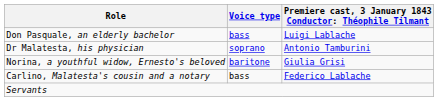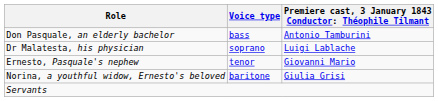(320, 35) Luigi Lablache -> (327, 35) Antonio Tamburini
(327, 49) Antonio Tamburini -> (320, 49) Luigi Lablache
+ row: (72, 62)
- row: (108, 76)
